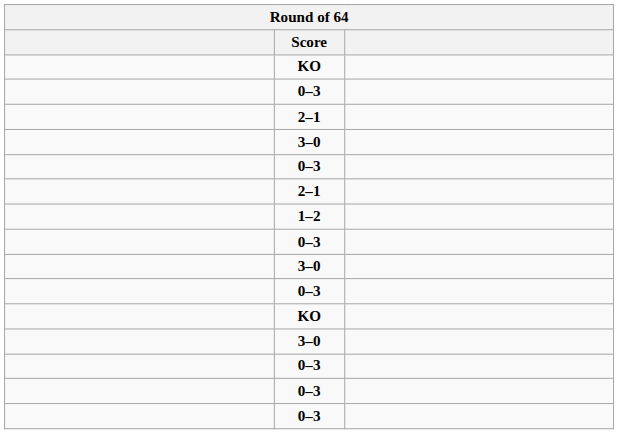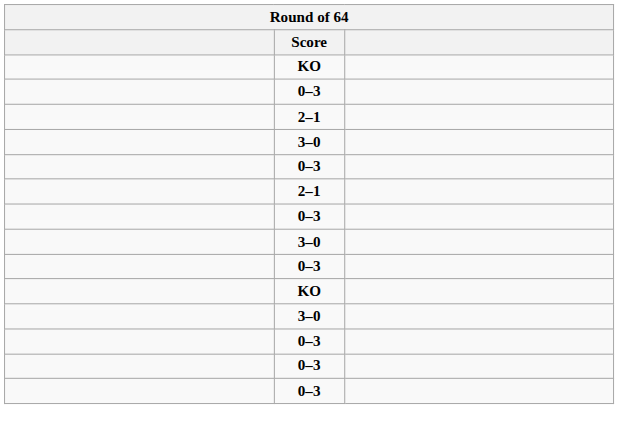- row: (139, 217)
